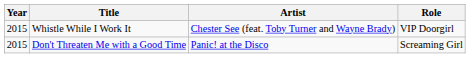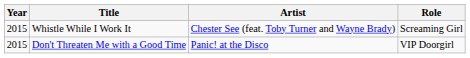(427, 28) VIP Doorgirl -> (431, 28) Screaming Girl
(431, 45) Screaming Girl -> (427, 45) VIP Doorgirl
